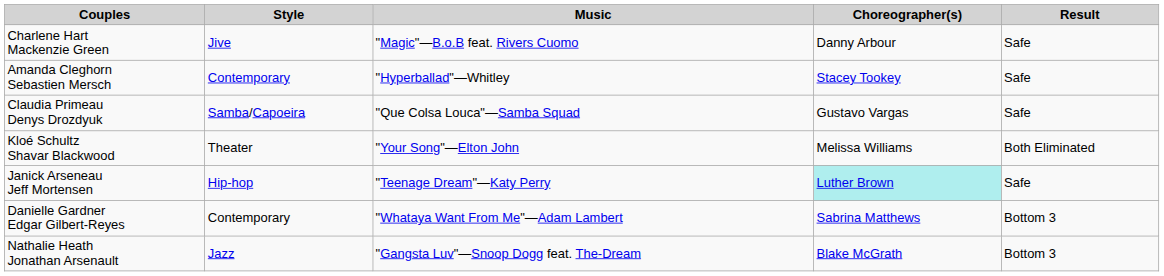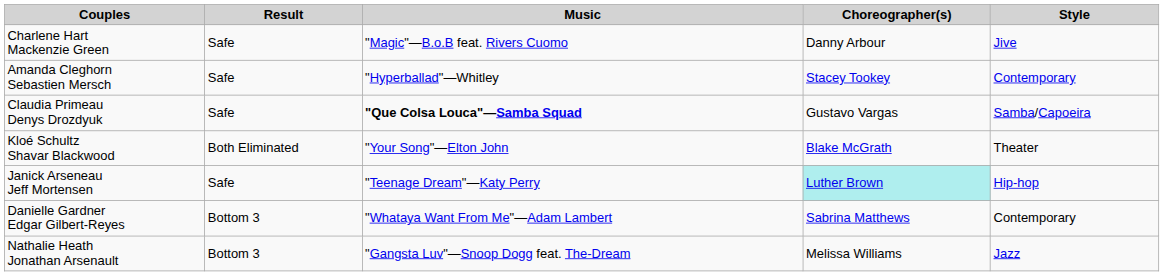columns swapped: (289, 14) <-> (1080, 14)
(478, 112) normal -> (473, 112) bold
(864, 148) Melissa Williams -> (849, 148) Blake McGrath
(859, 253) Blake McGrath -> (854, 253) Melissa Williams
